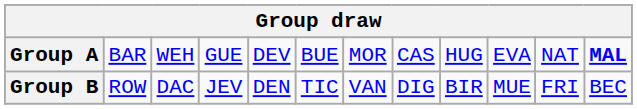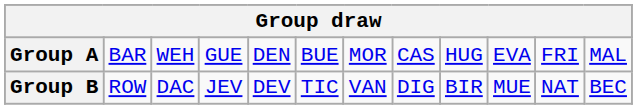(272, 55) DEV -> (272, 55) DEN
(560, 55) NAT -> (560, 55) FRI
(608, 55) bold -> (608, 55) normal
(272, 88) DEN -> (272, 88) DEV
(560, 88) FRI -> (560, 88) NAT
